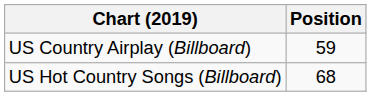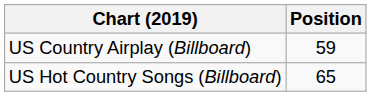(326, 76) 68 -> (326, 76) 65
